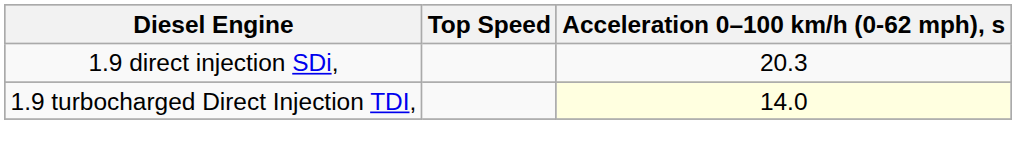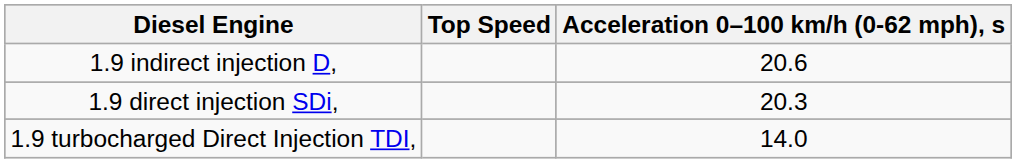+ row: (213, 62)
(784, 100) lightyellow background -> (784, 139) no background
